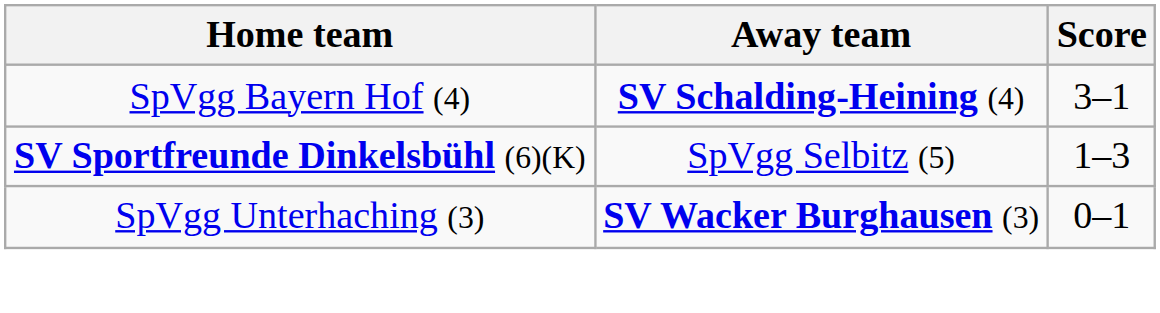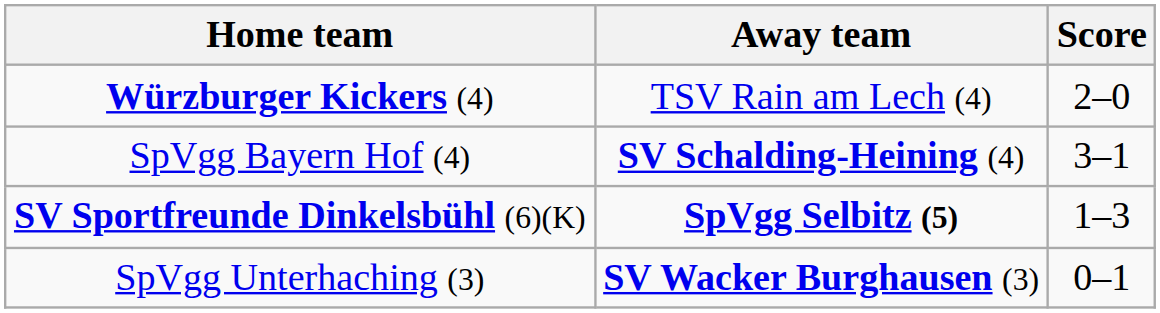+ row: (300, 95)
(821, 155) normal -> (821, 215) bold
